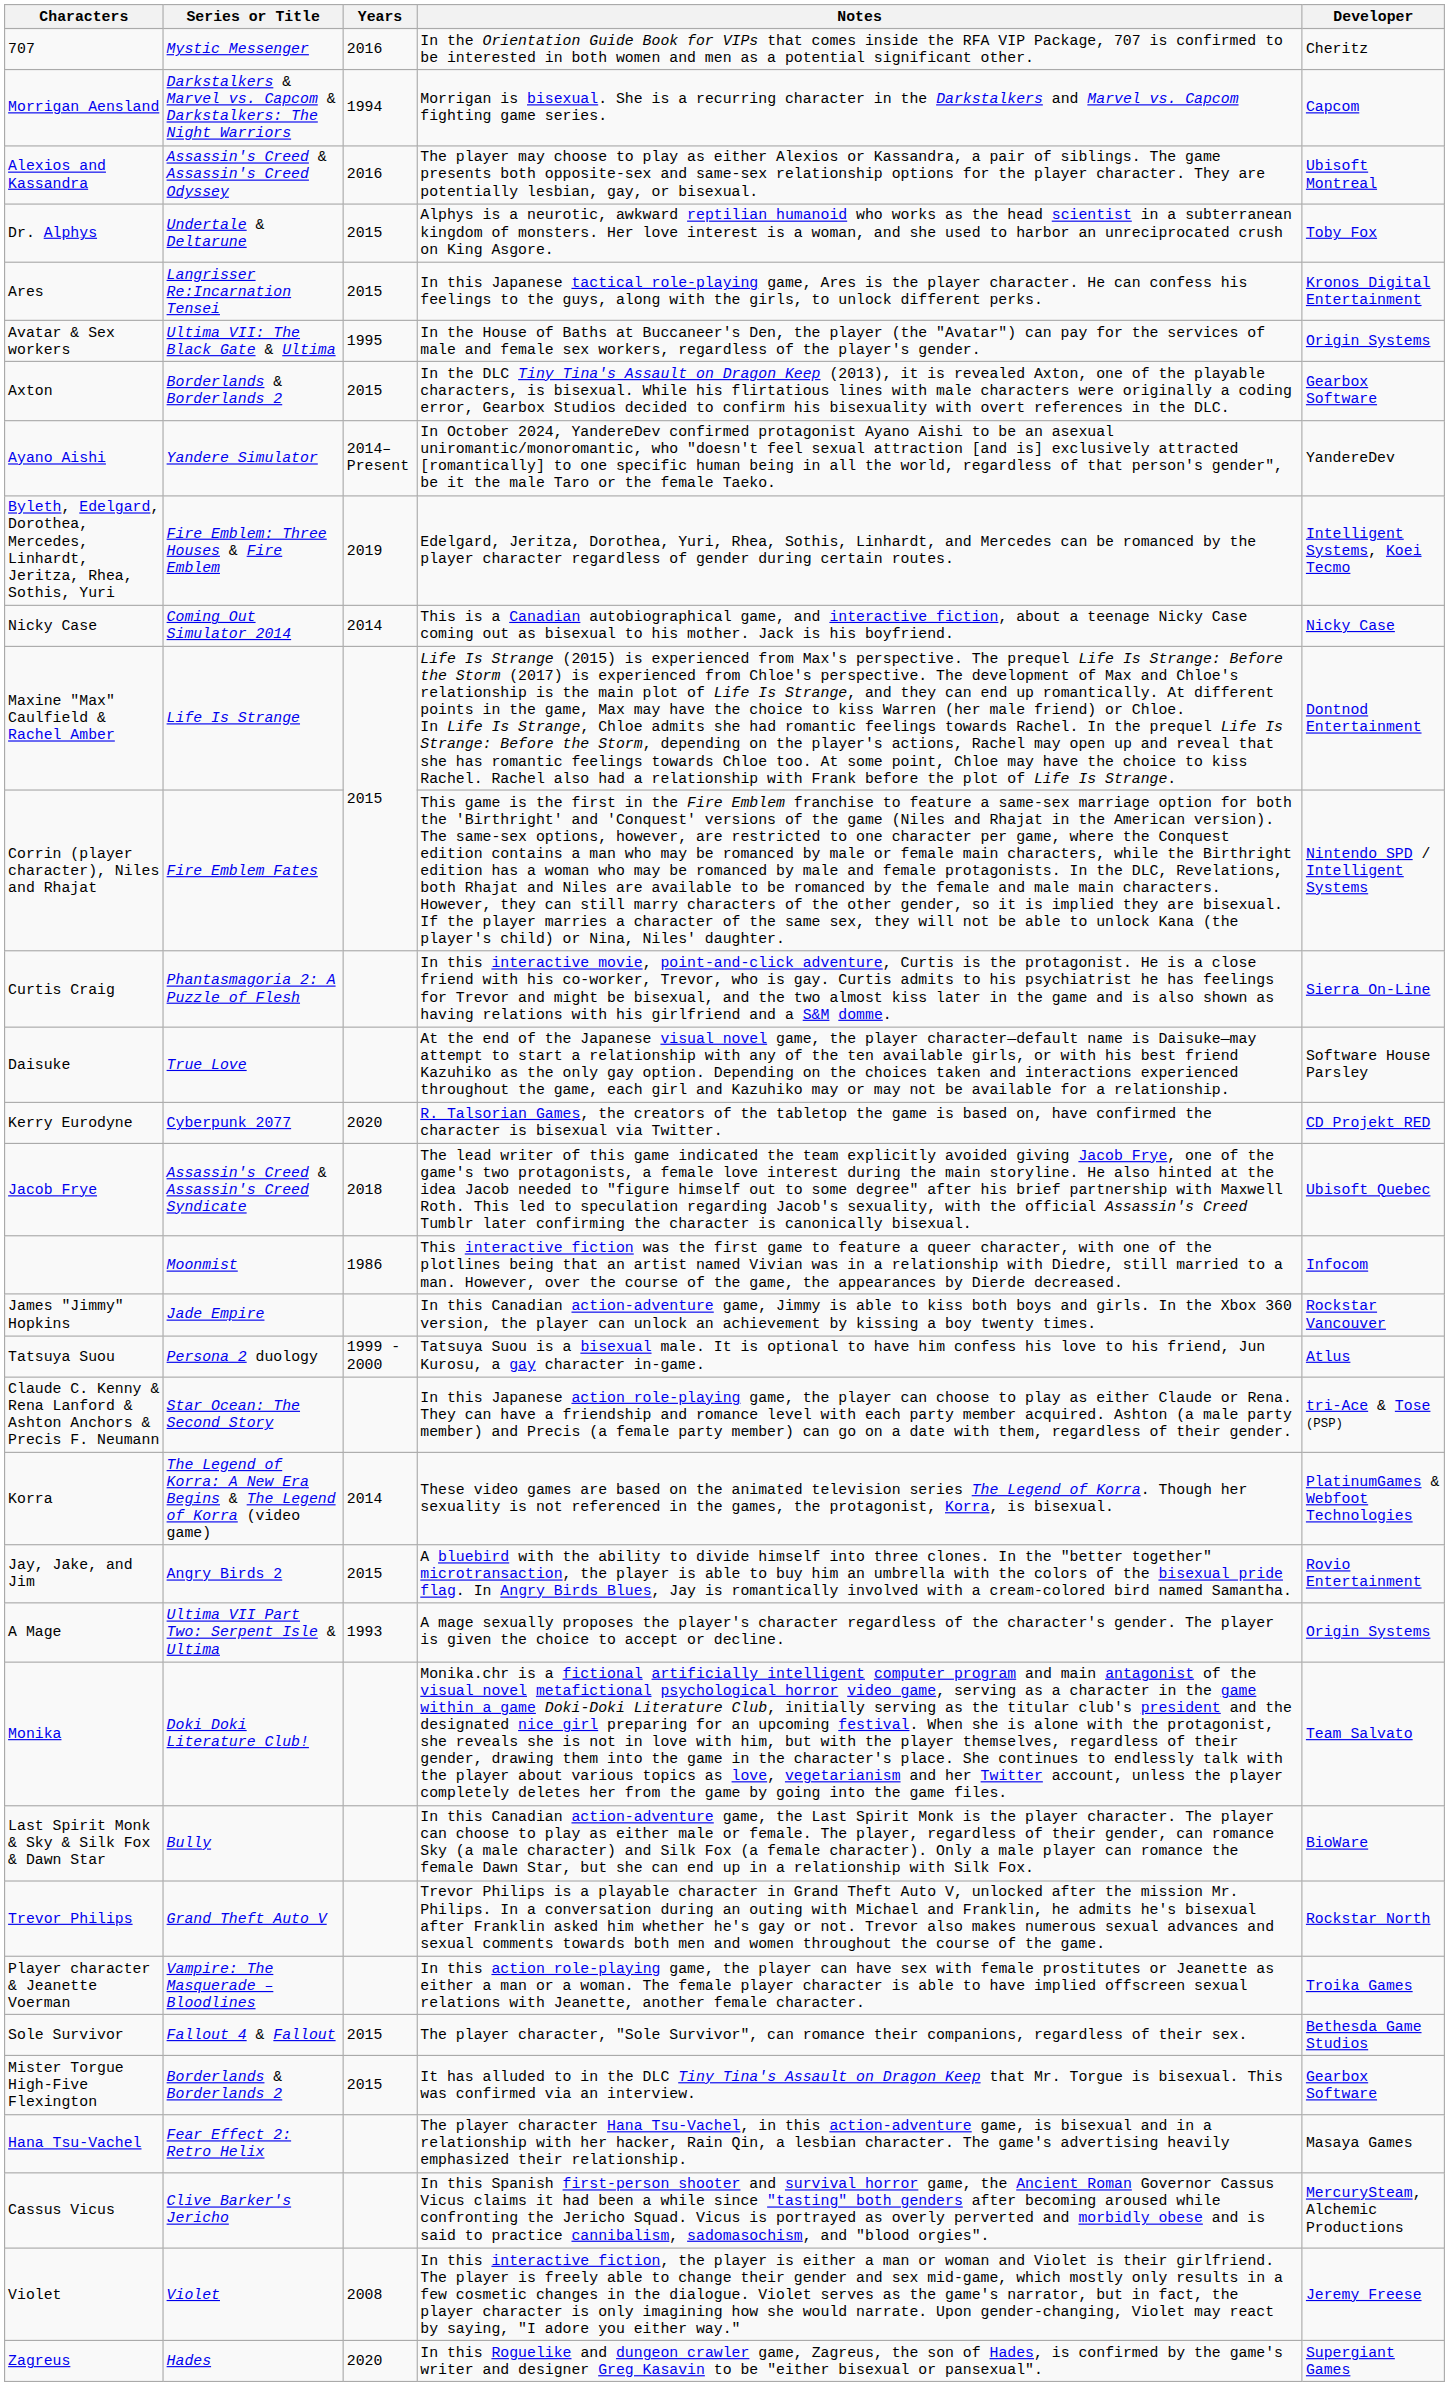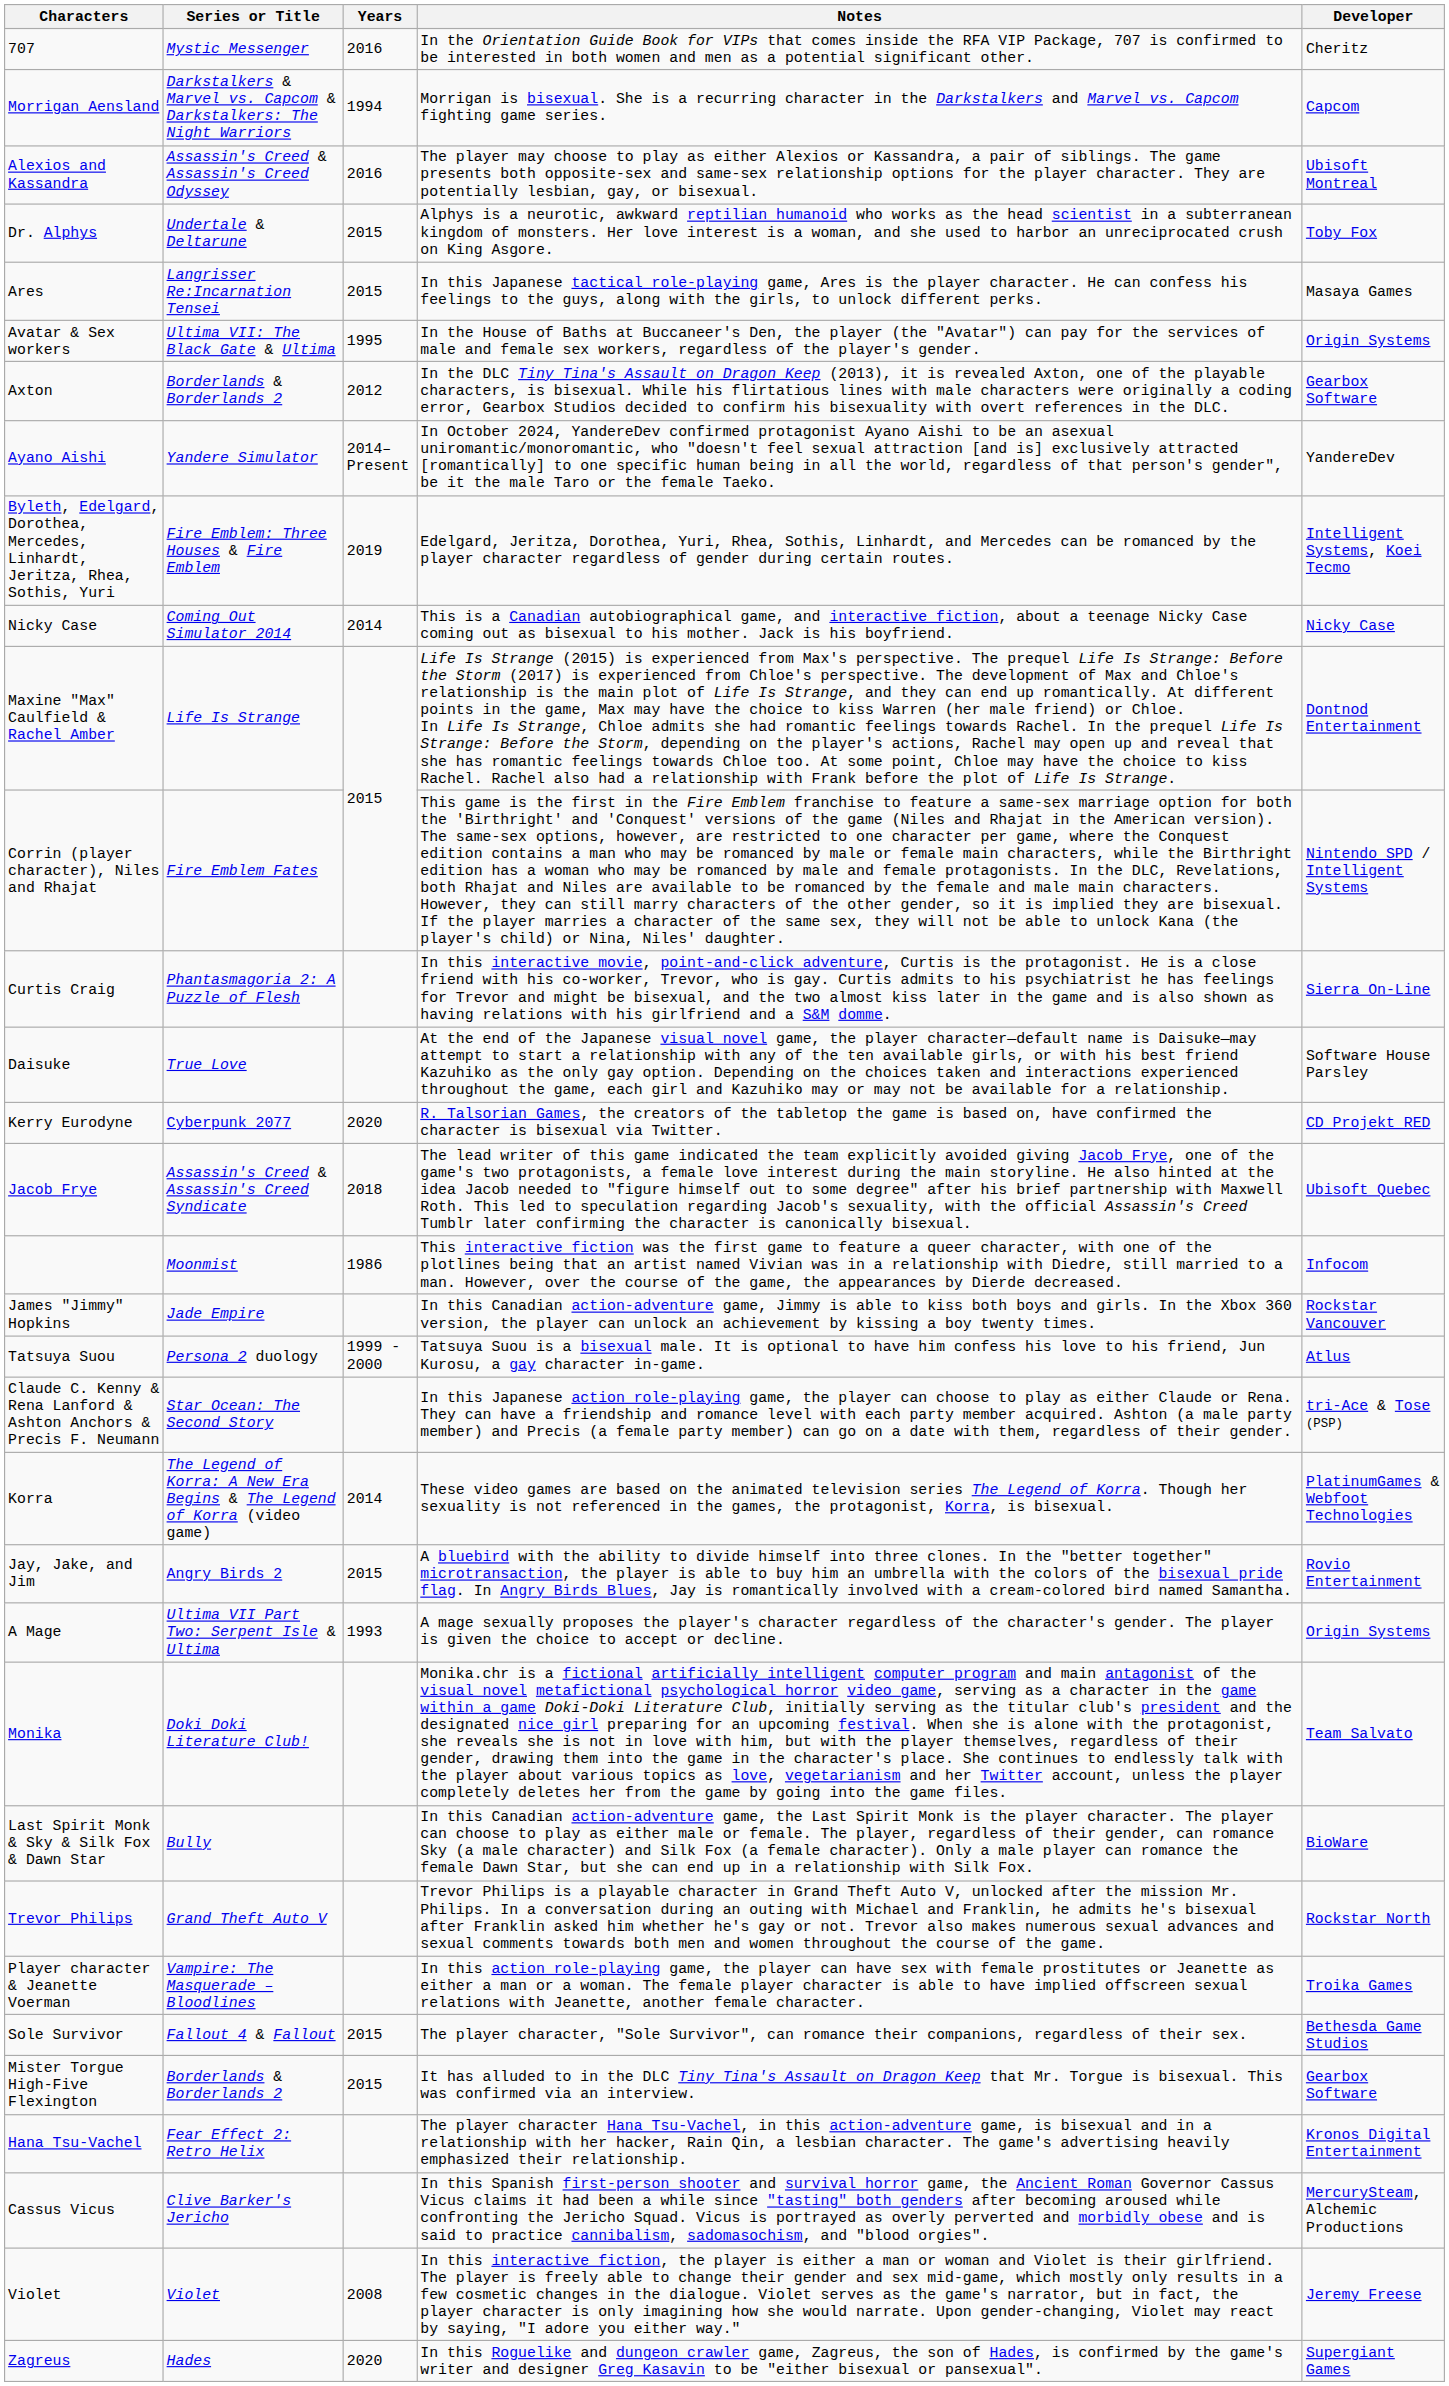(1368, 291) Kronos Digital Entertainment -> (1359, 291) Masaya Games
(365, 391) 2015 -> (365, 391) 2012
(1359, 2143) Masaya Games -> (1368, 2143) Kronos Digital Entertainment
